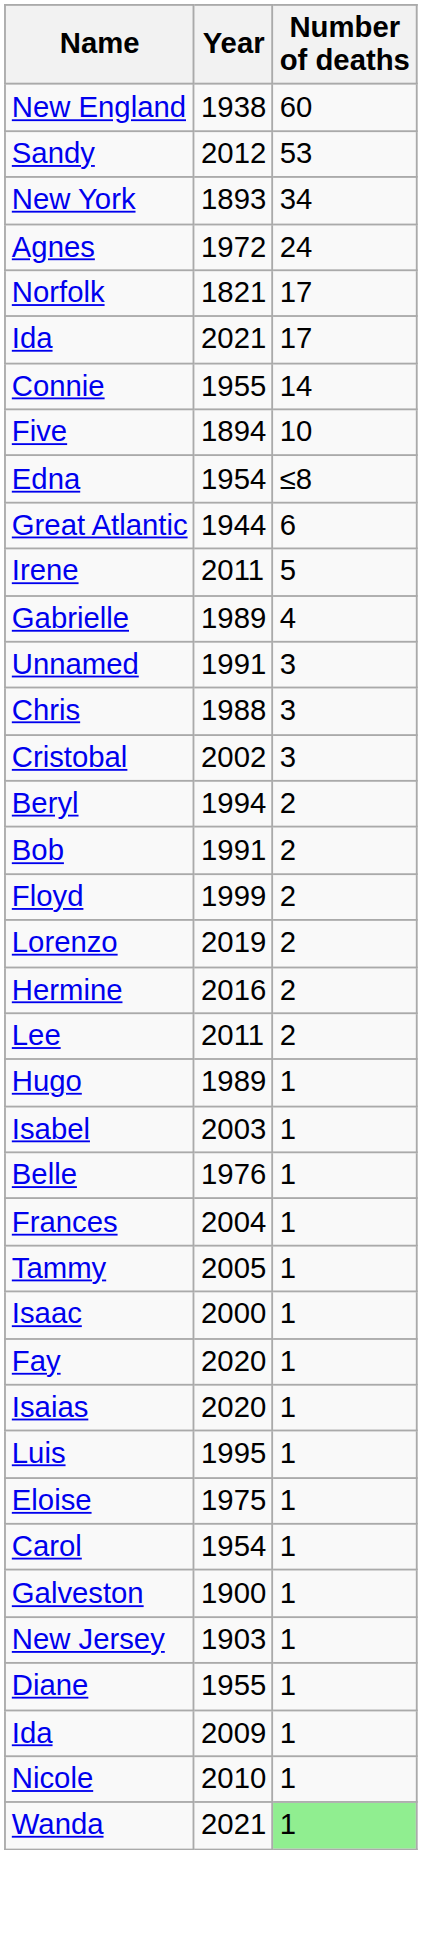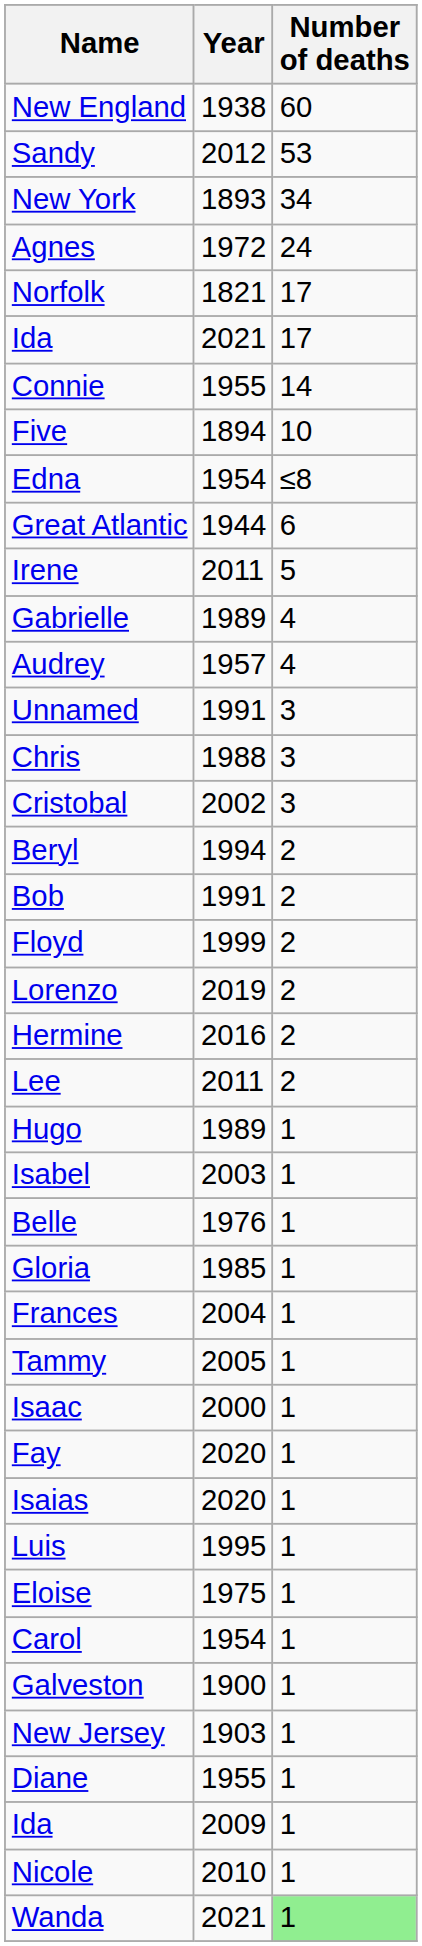+ row: (58, 664)
+ row: (51, 1268)
